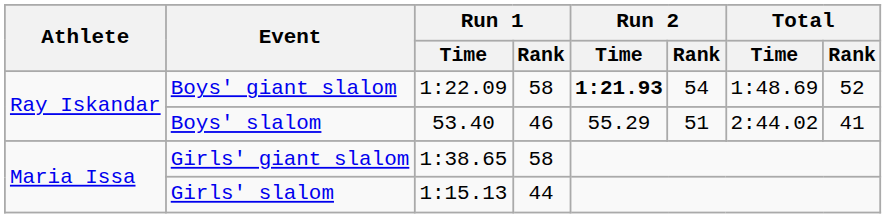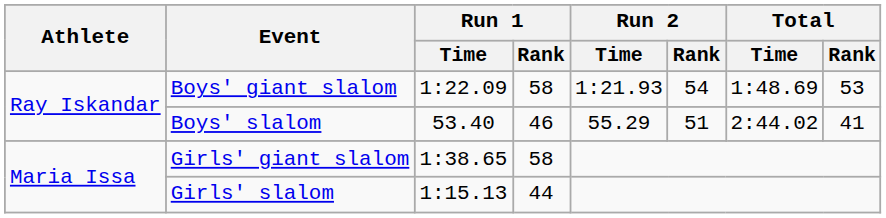(619, 89) bold -> (619, 89) normal
(852, 89) 52 -> (852, 89) 53
